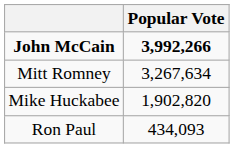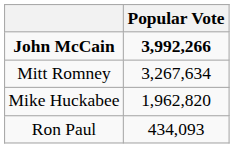(176, 101) 1,902,820 -> (176, 101) 1,962,820
